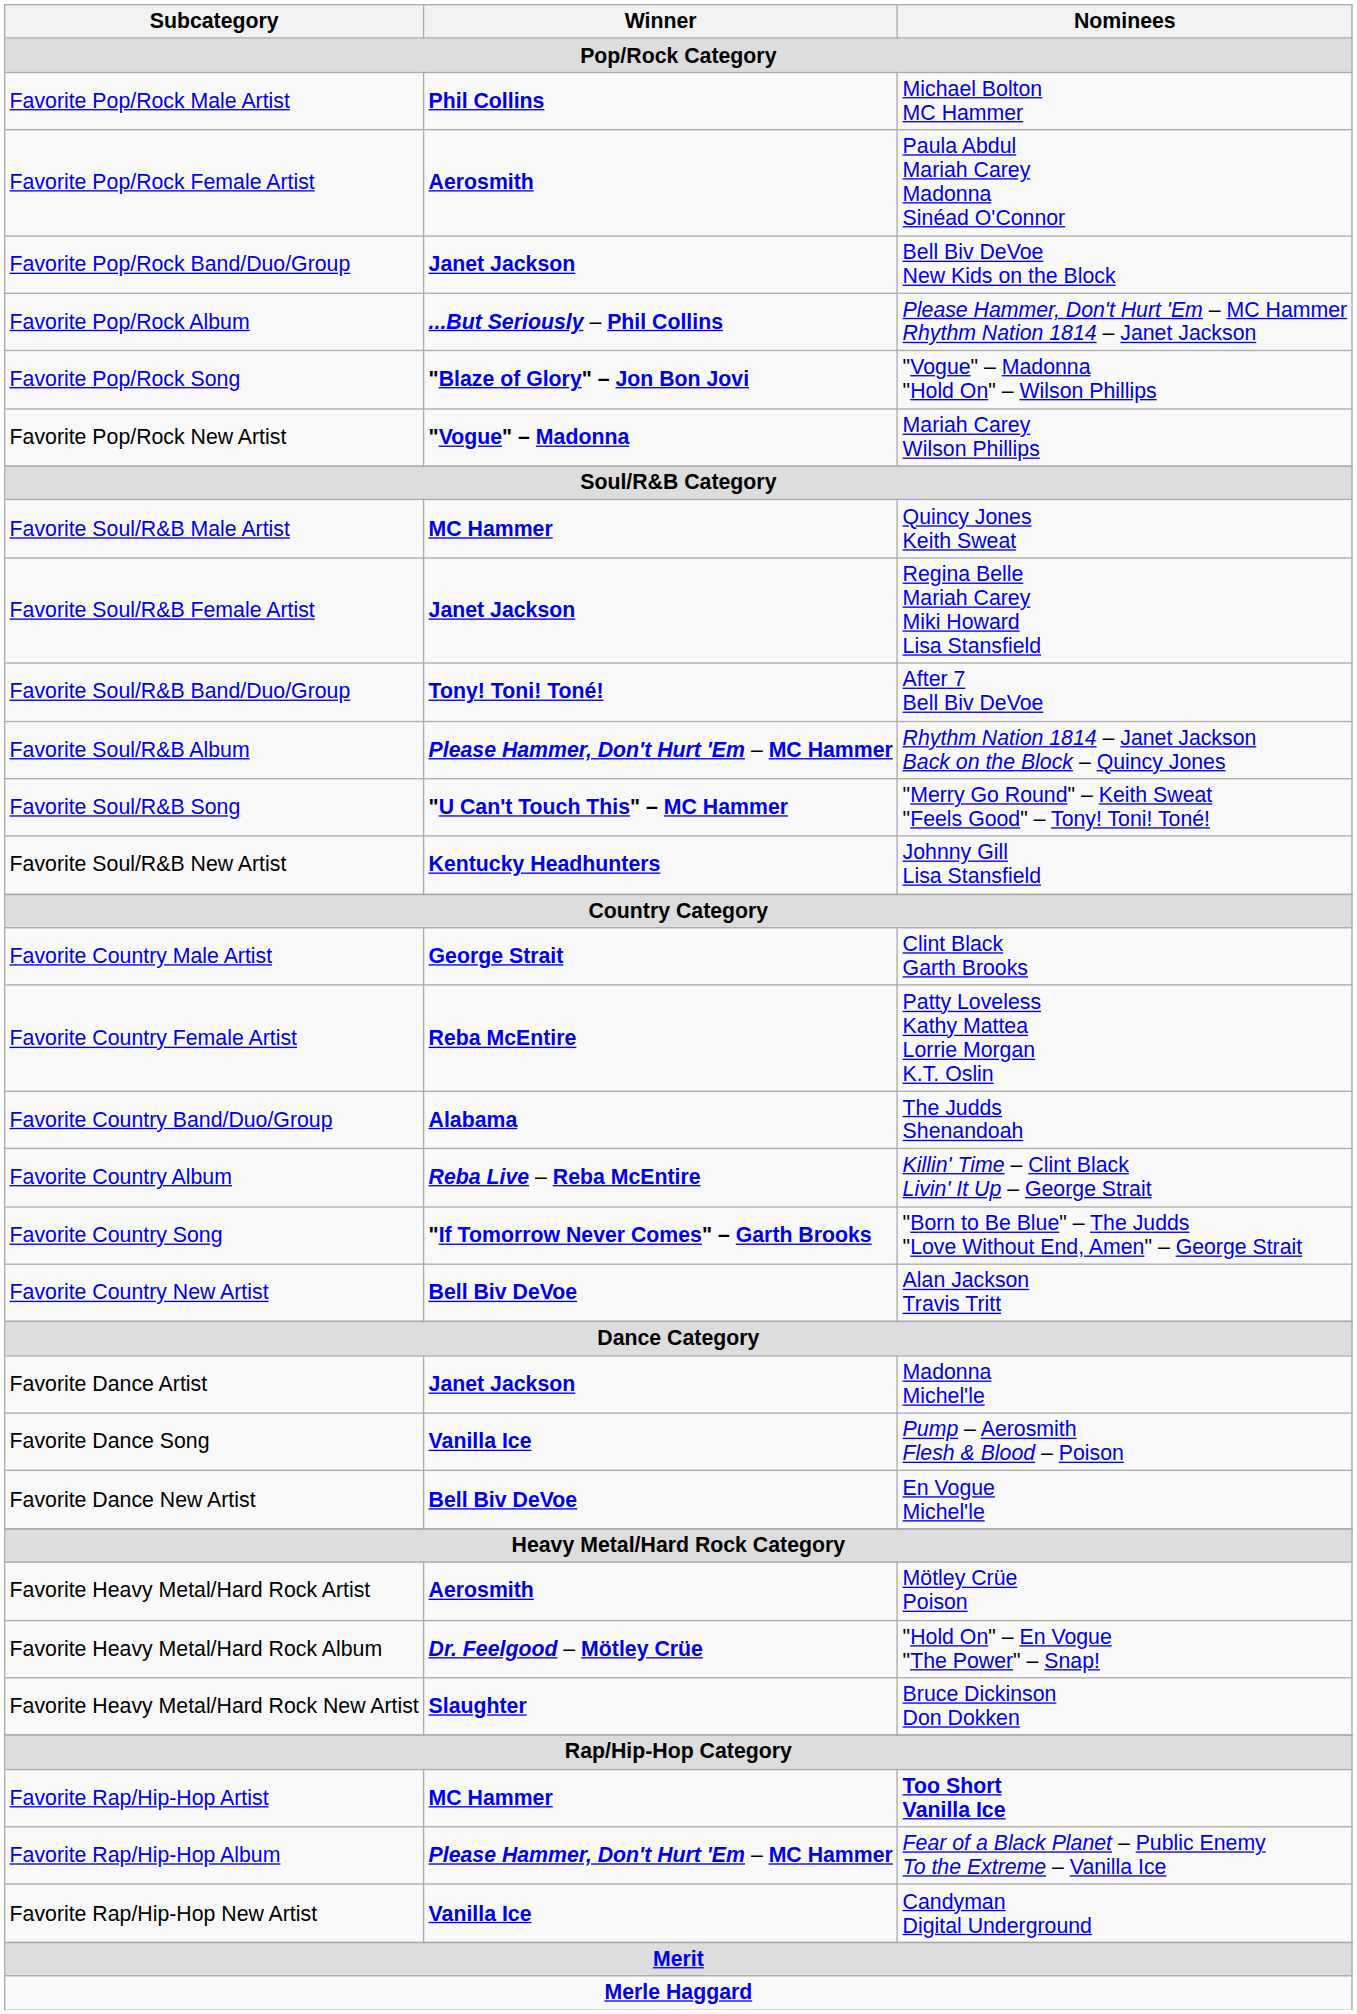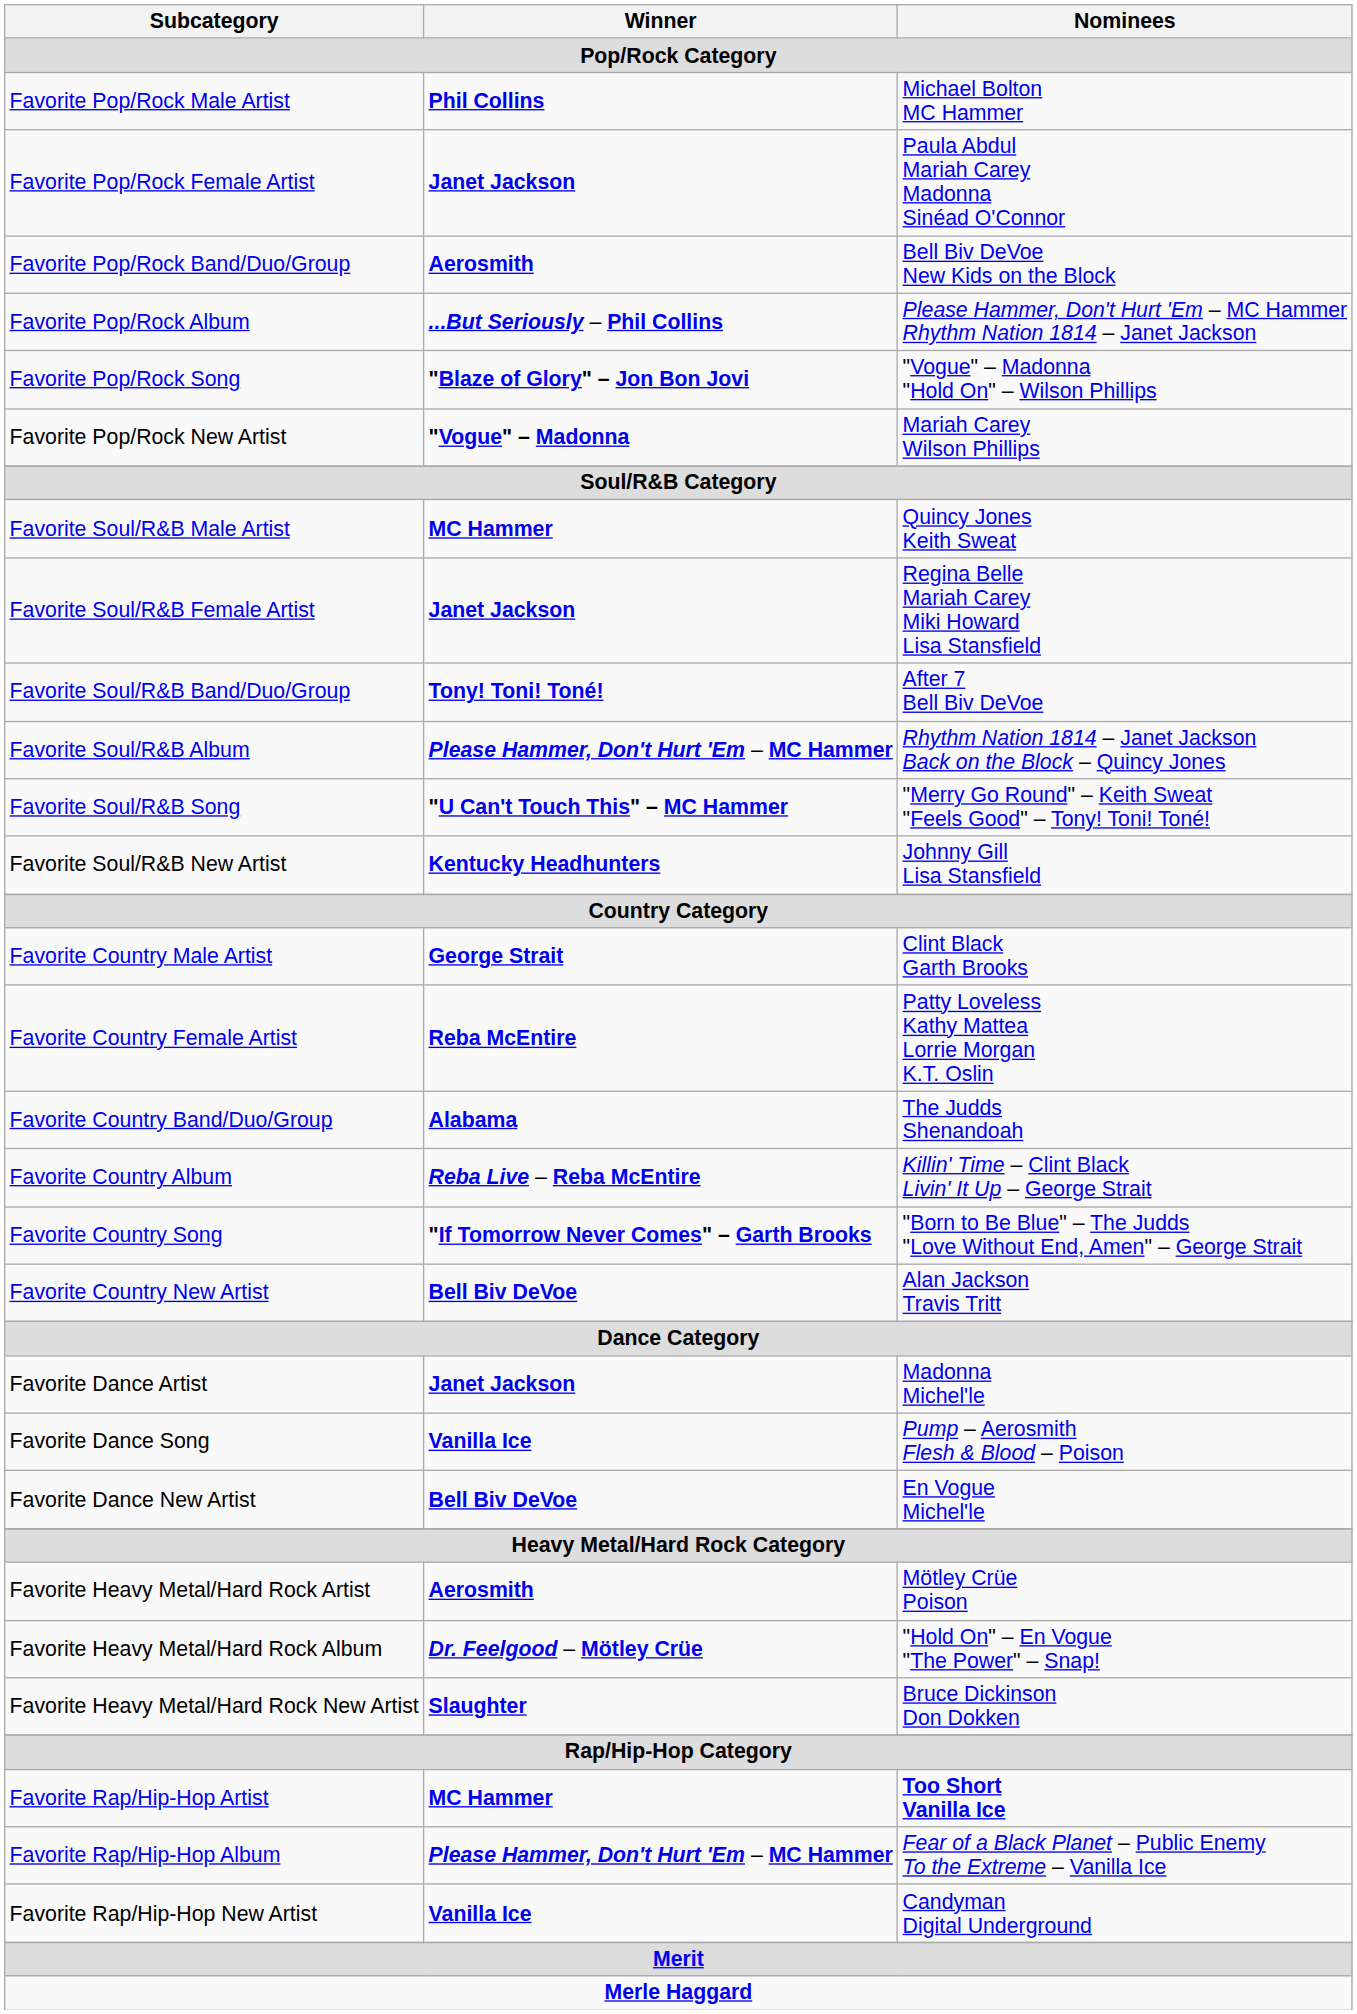(481, 182) Aerosmith -> (502, 182) Janet Jackson
(502, 264) Janet Jackson -> (481, 264) Aerosmith
